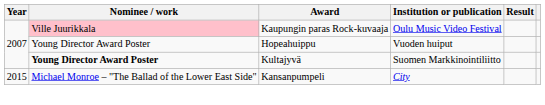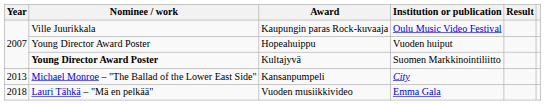(63, 28) pink background -> (63, 28) no background
(17, 76) 2015 -> (17, 76) 2013
+ row: (307, 92)
